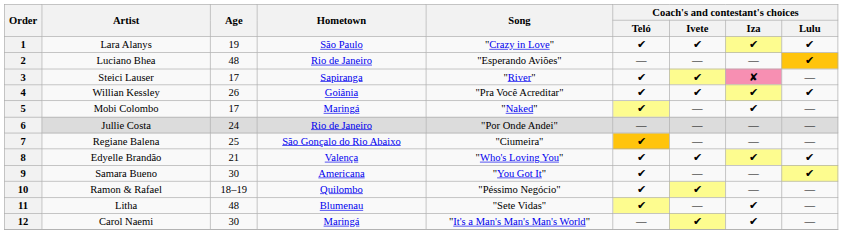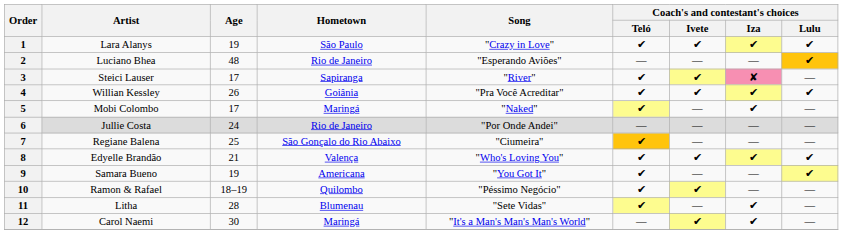(234, 173) 30 -> (234, 173) 19
(234, 205) 48 -> (234, 205) 28
